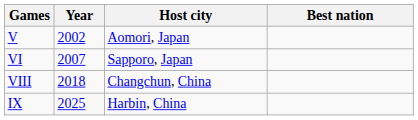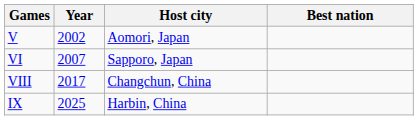(71, 81) 2018 -> (71, 81) 2017
